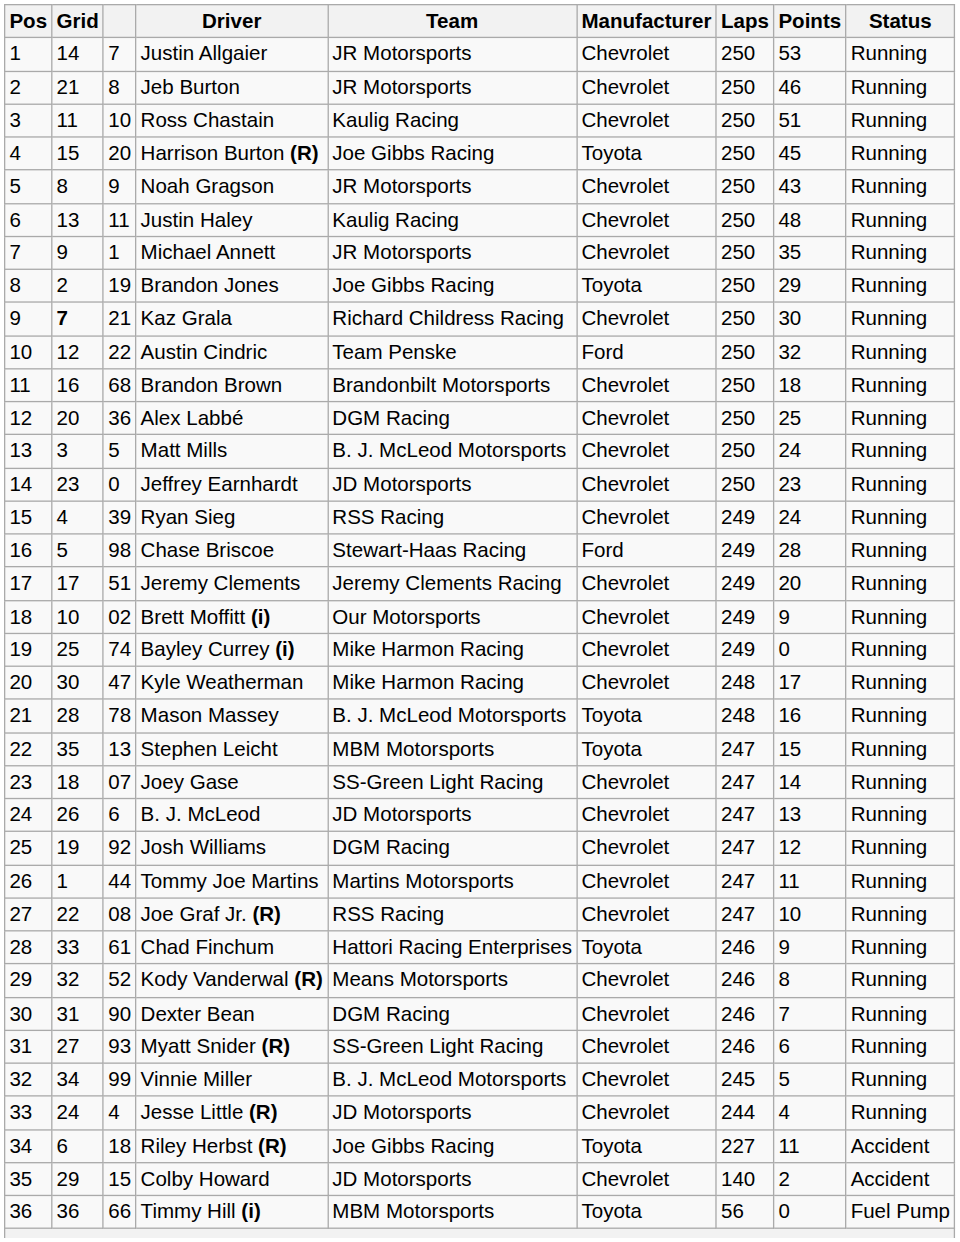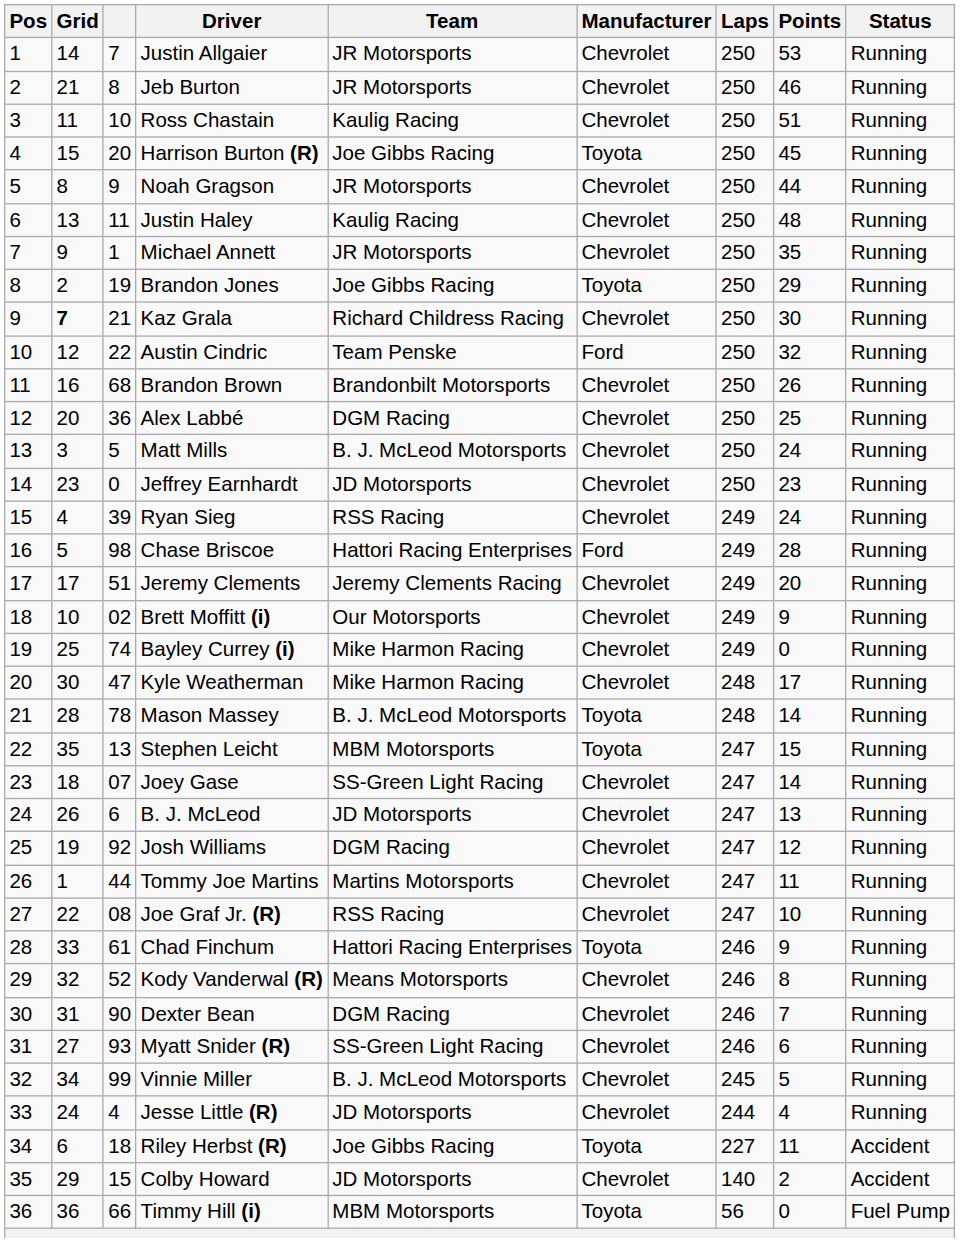(790, 186) 43 -> (790, 186) 44
(790, 384) 18 -> (790, 384) 26
(429, 549) Stewart-Haas Racing -> (452, 549) Hattori Racing Enterprises
(790, 715) 16 -> (790, 715) 14
